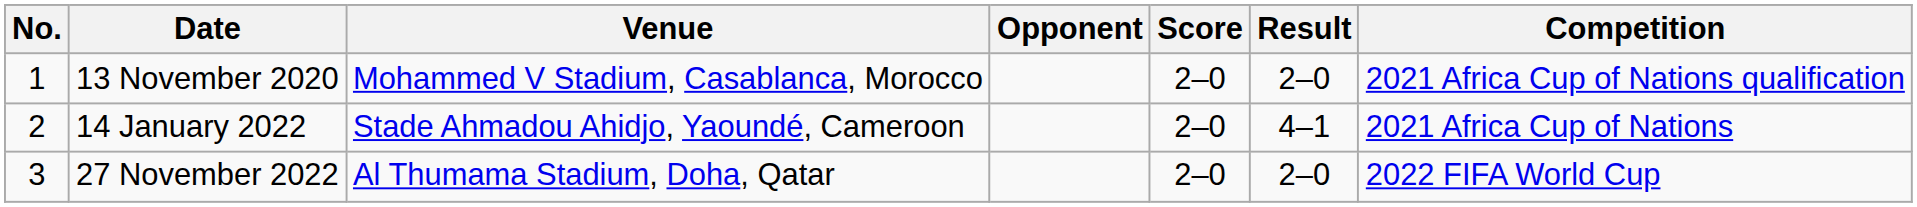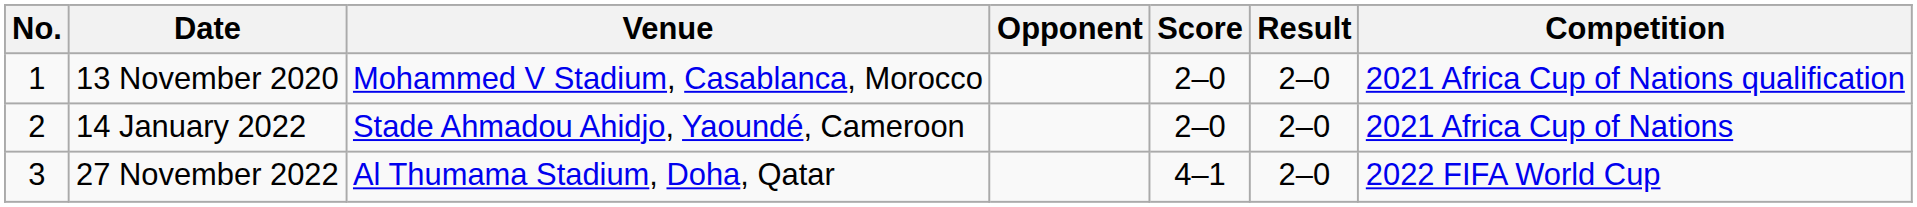(1304, 126) 4–1 -> (1304, 126) 2–0
(1200, 175) 2–0 -> (1200, 175) 4–1
